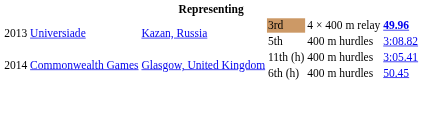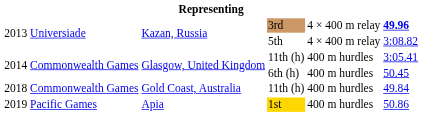(340, 41) 400 m hurdles -> (344, 41) 4 × 400 m relay
+ row: (16, 88)
+ row: (16, 104)
